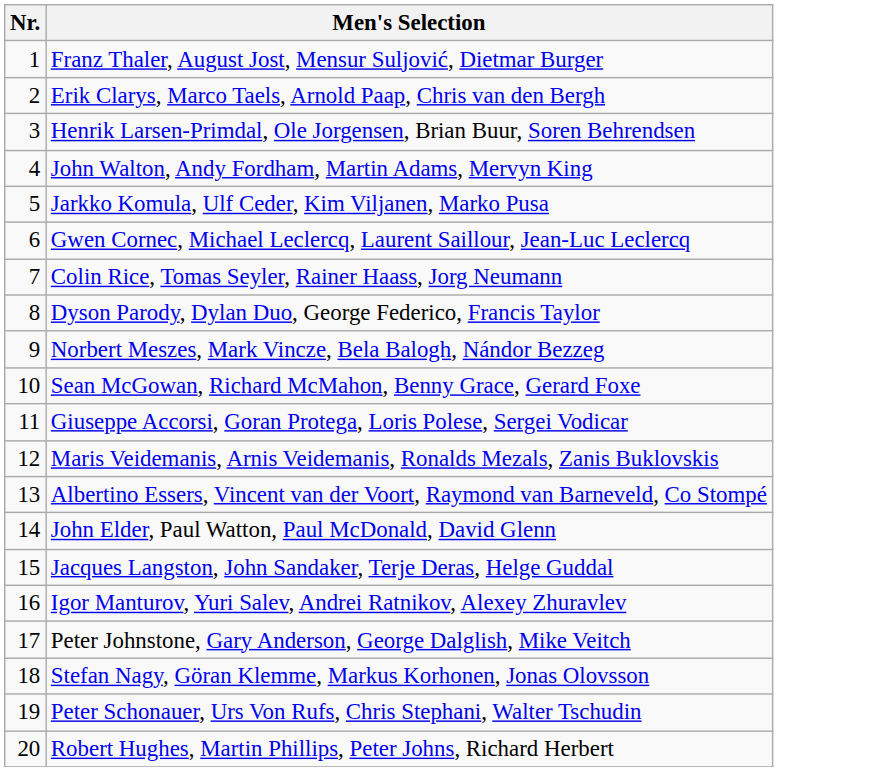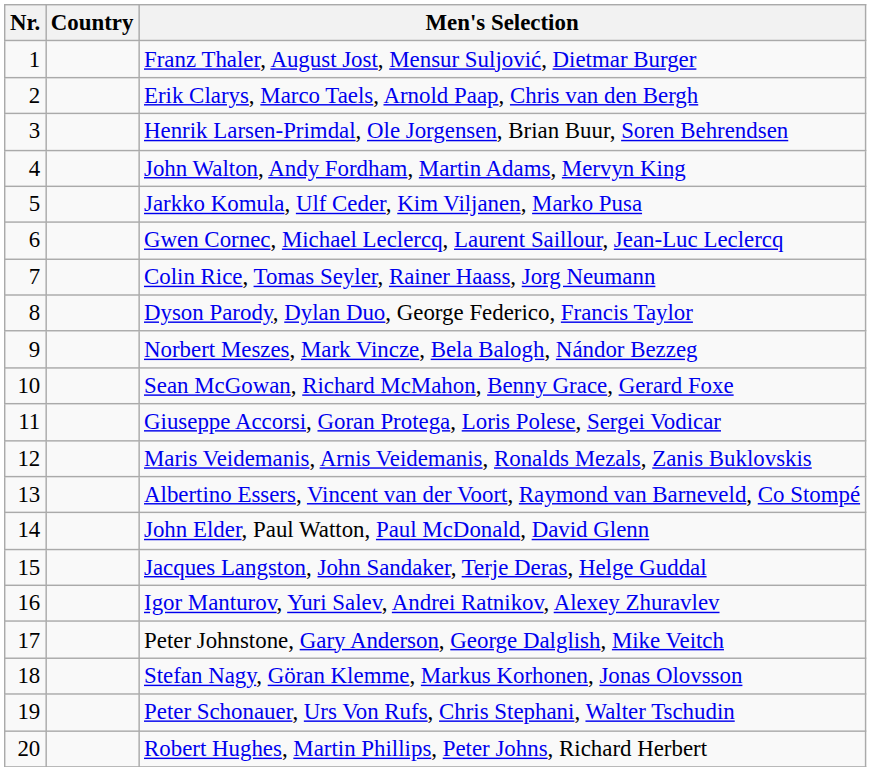+ column: (92, 22)
